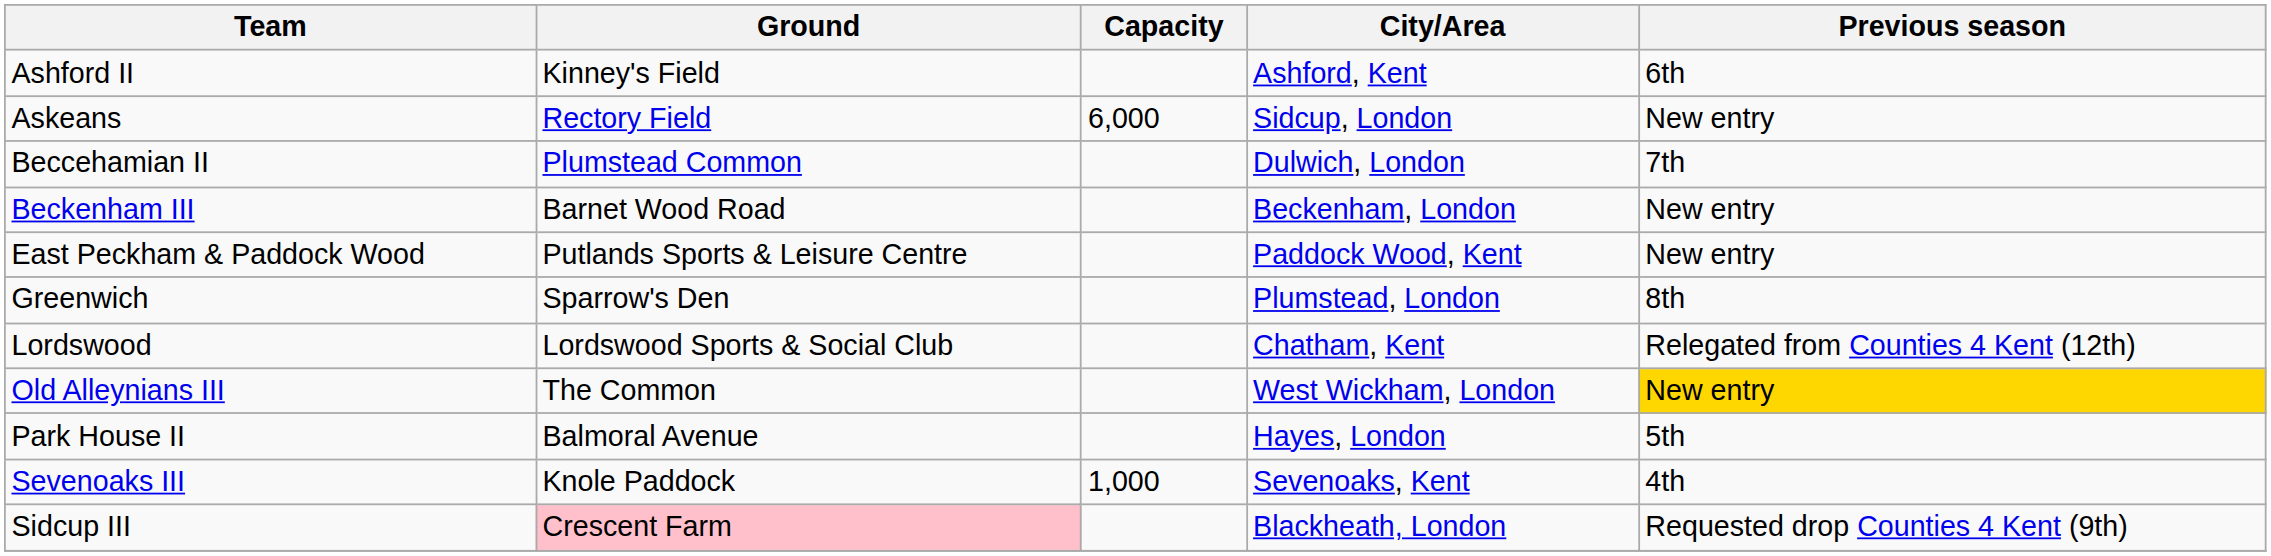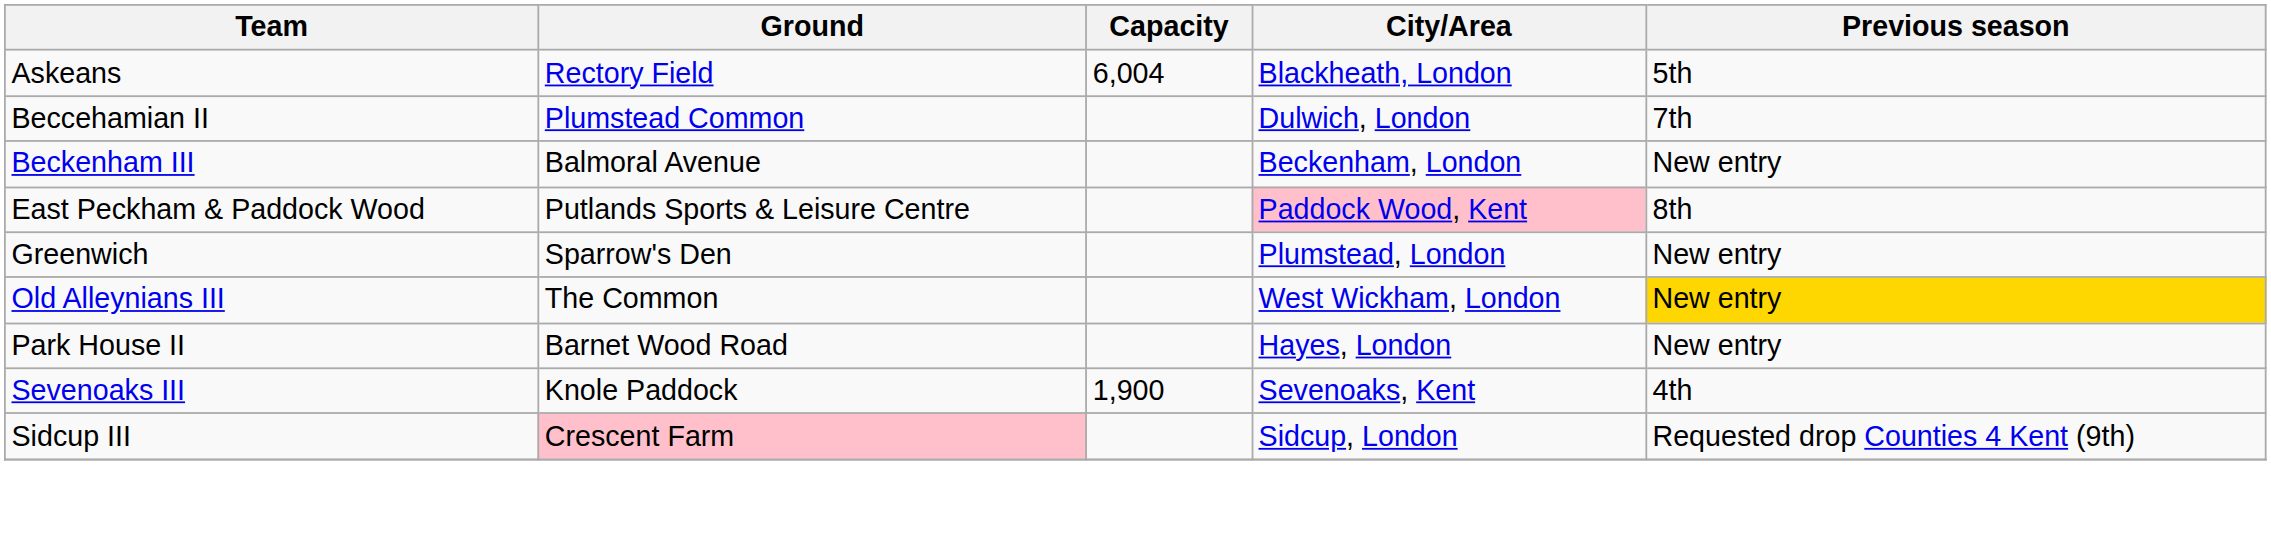- row: (73, 72)
(1124, 118) 6,000 -> (1129, 72) 6,004
(1353, 118) Sidcup, London -> (1385, 72) Blackheath, London
(1710, 118) New entry -> (1672, 72) 5th
(664, 208) Barnet Wood Road -> (653, 163) Balmoral Avenue
(1387, 254) no background -> (1393, 208) pink background
(1710, 254) New entry -> (1672, 208) 8th
(1665, 299) 8th -> (1717, 254) New entry
- row: (82, 345)
(650, 436) Balmoral Avenue -> (666, 345) Barnet Wood Road
(1665, 436) 5th -> (1717, 345) New entry
(1124, 481) 1,000 -> (1129, 390) 1,900
(1380, 526) Blackheath, London -> (1358, 436) Sidcup, London
